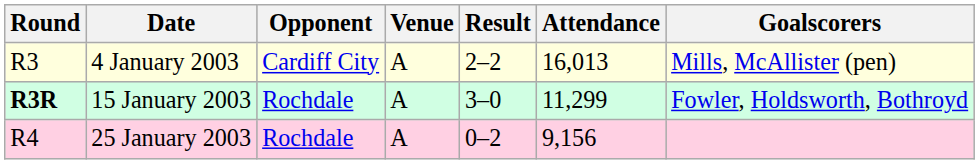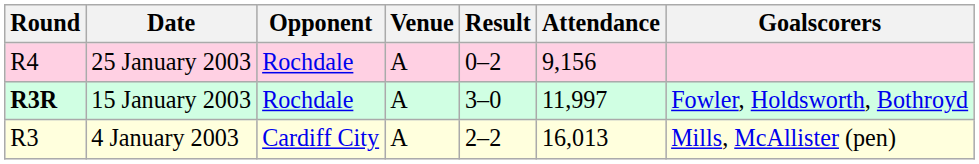rows swapped: (165, 61) <-> (171, 138)
(575, 100) 11,299 -> (575, 100) 11,997
